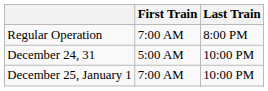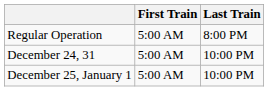(161, 34) 7:00 AM -> (161, 34) 5:00 AM
(161, 75) 7:00 AM -> (161, 75) 5:00 AM
